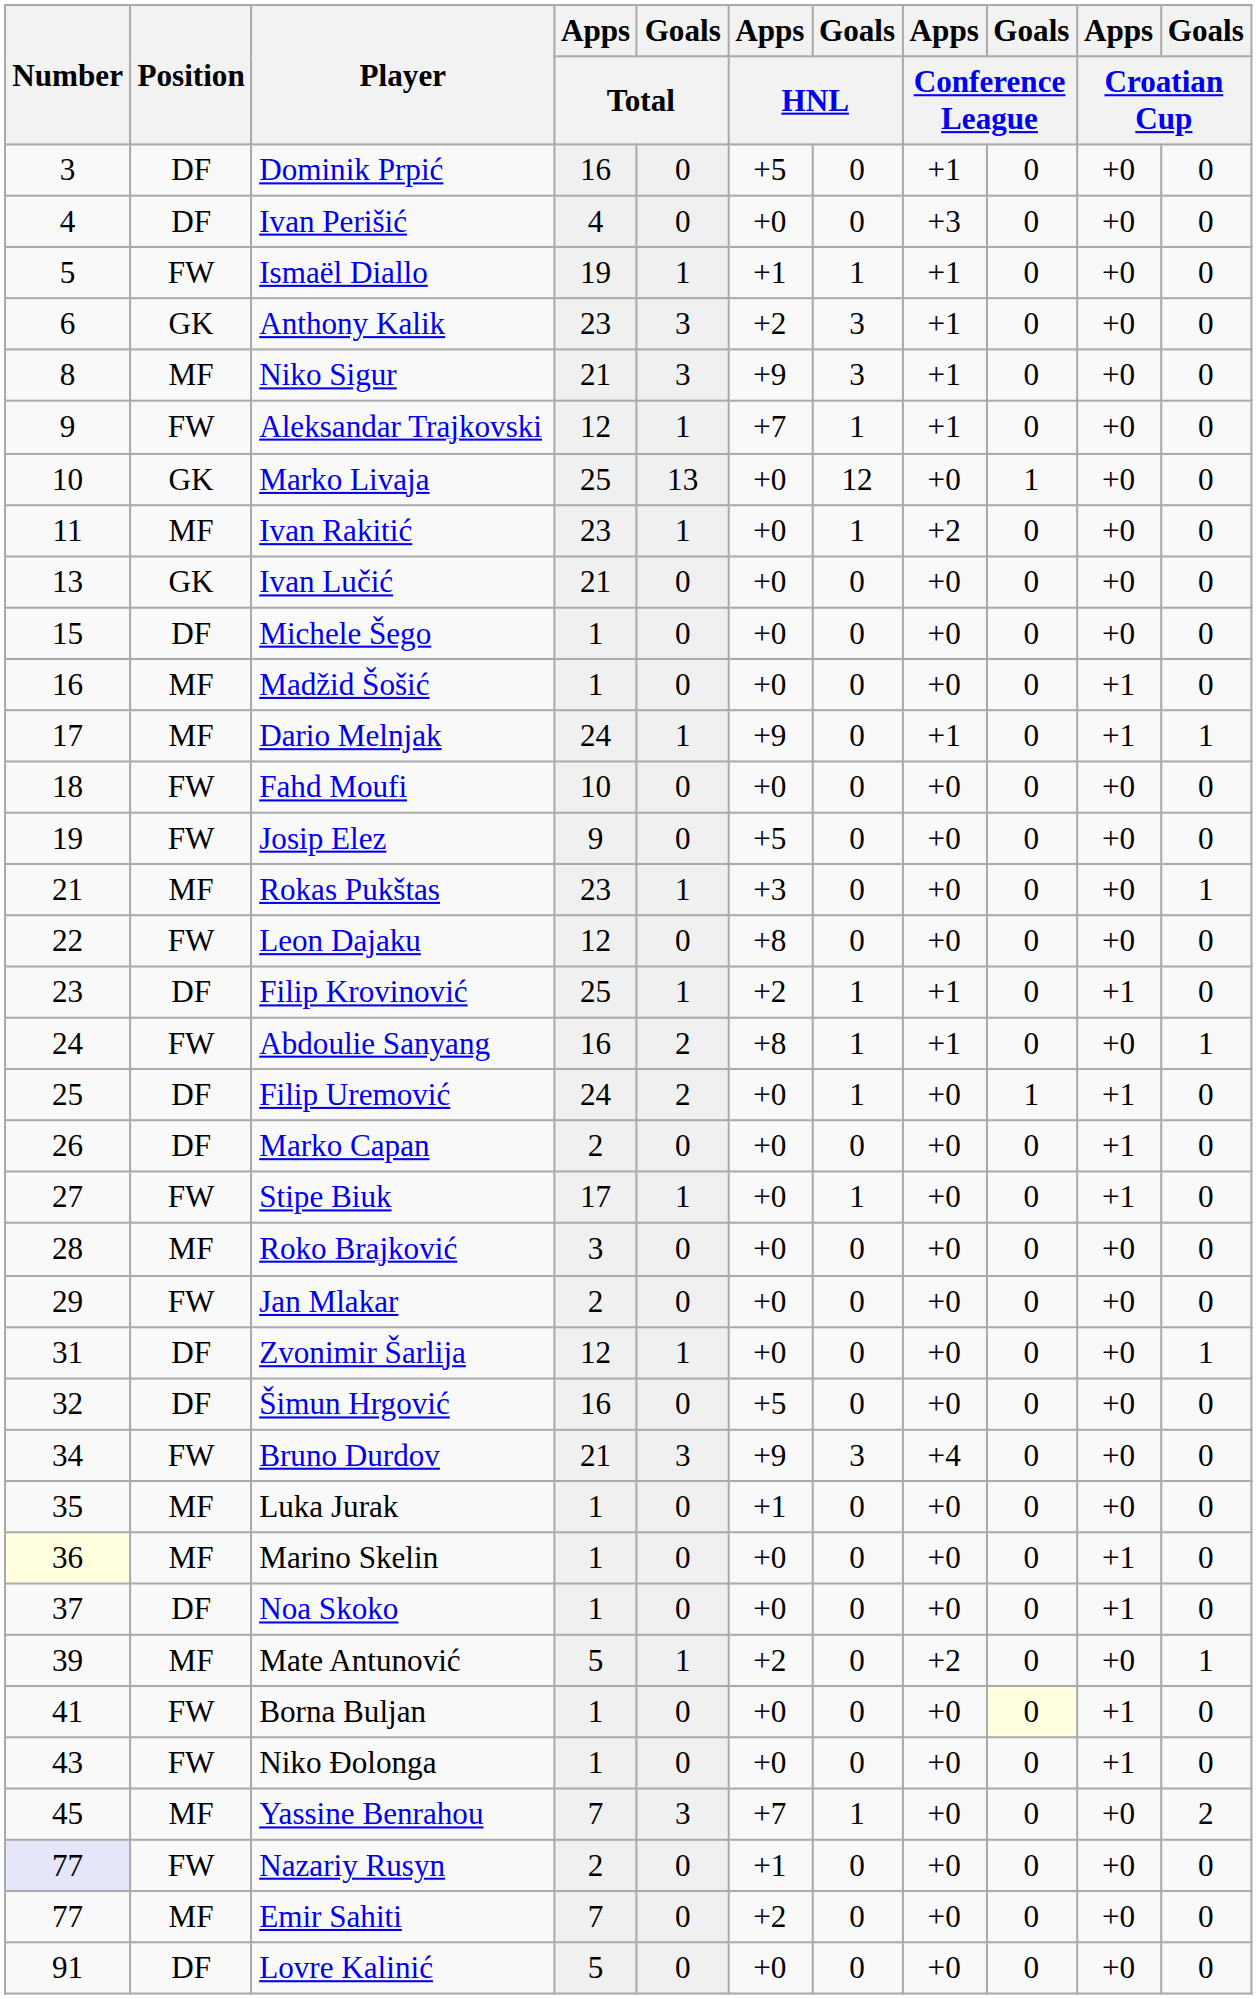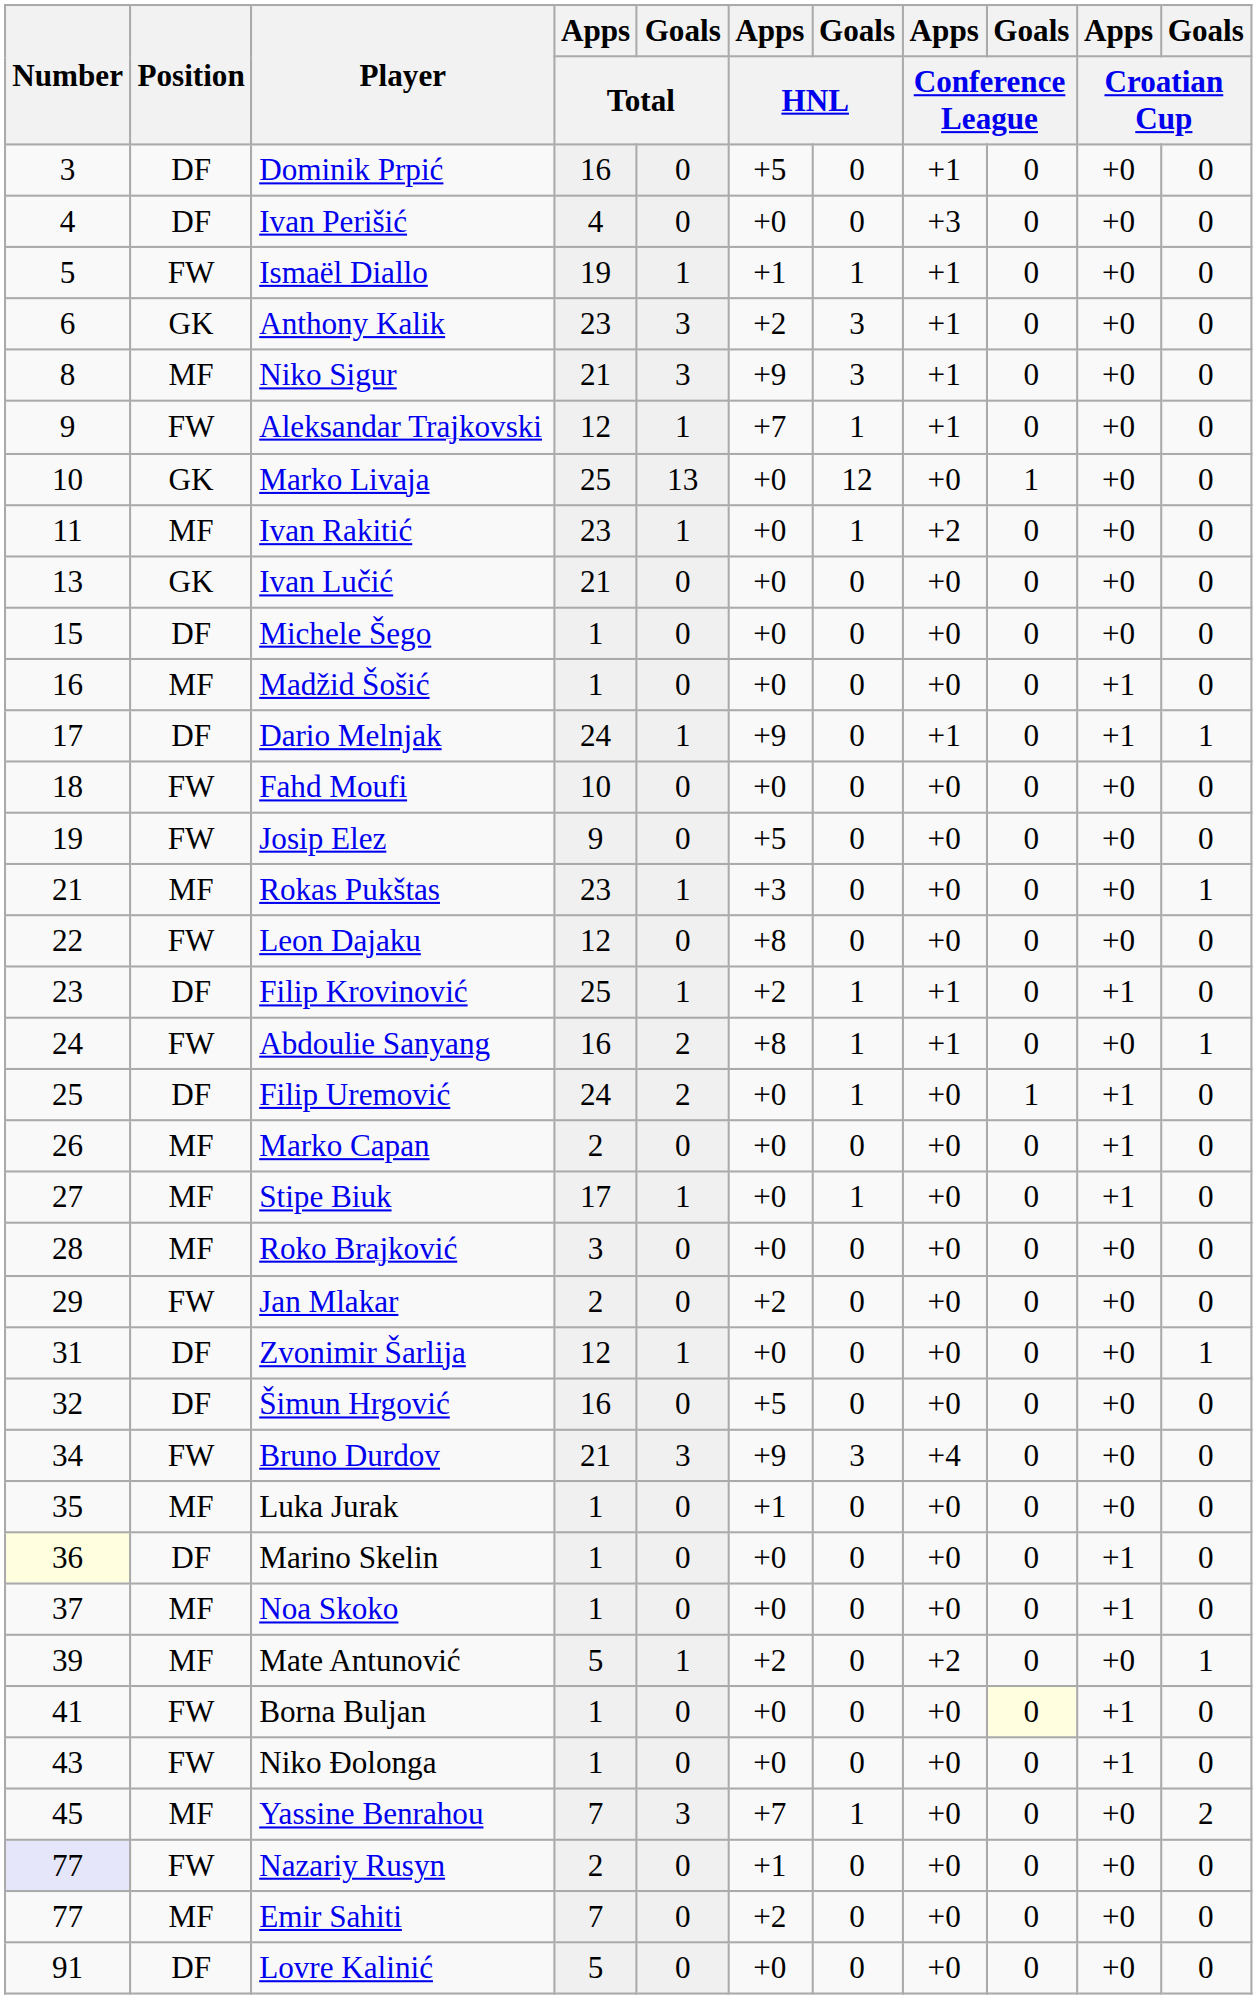(191, 735) MF -> (191, 735) DF
(191, 1146) DF -> (191, 1146) MF
(191, 1197) FW -> (191, 1197) MF
(770, 1300) +0 -> (770, 1300) +2
(191, 1557) MF -> (191, 1557) DF
(191, 1608) DF -> (191, 1608) MF
